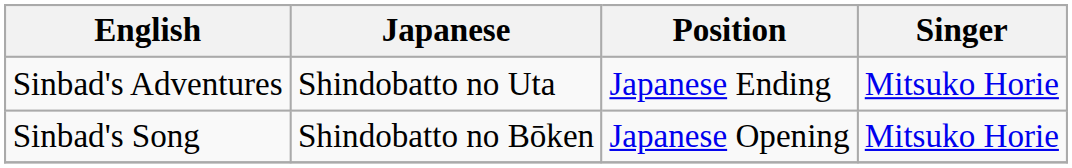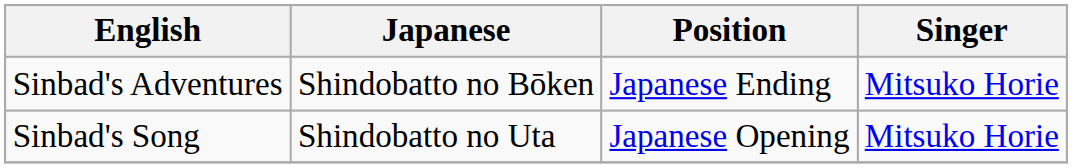(427, 83) Shindobatto no Uta -> (446, 83) Shindobatto no Bōken
(446, 135) Shindobatto no Bōken -> (427, 135) Shindobatto no Uta
